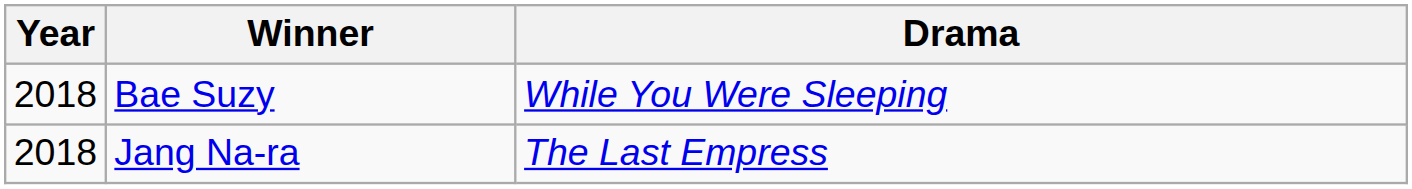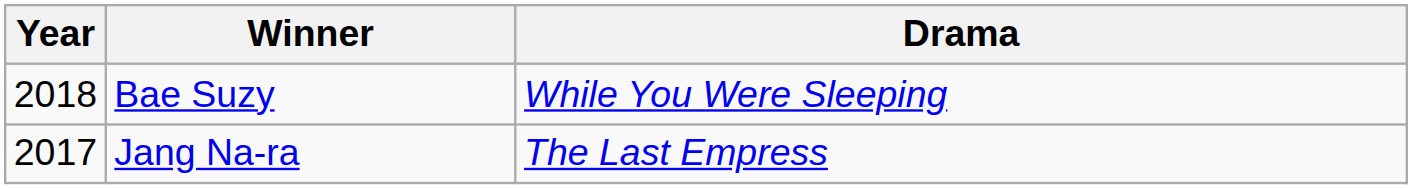(55, 152) 2018 -> (55, 152) 2017
